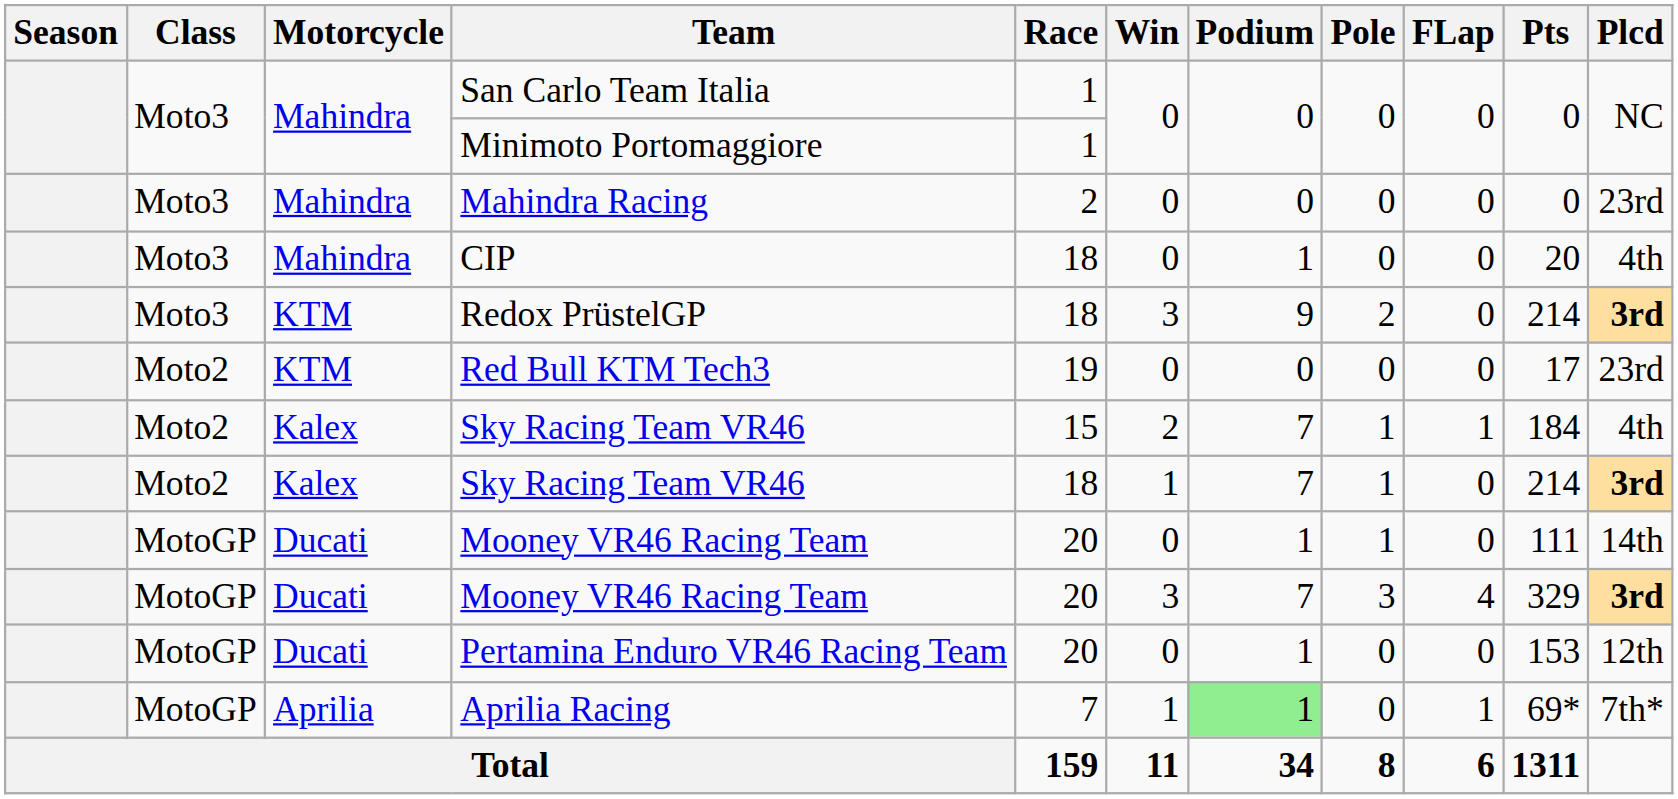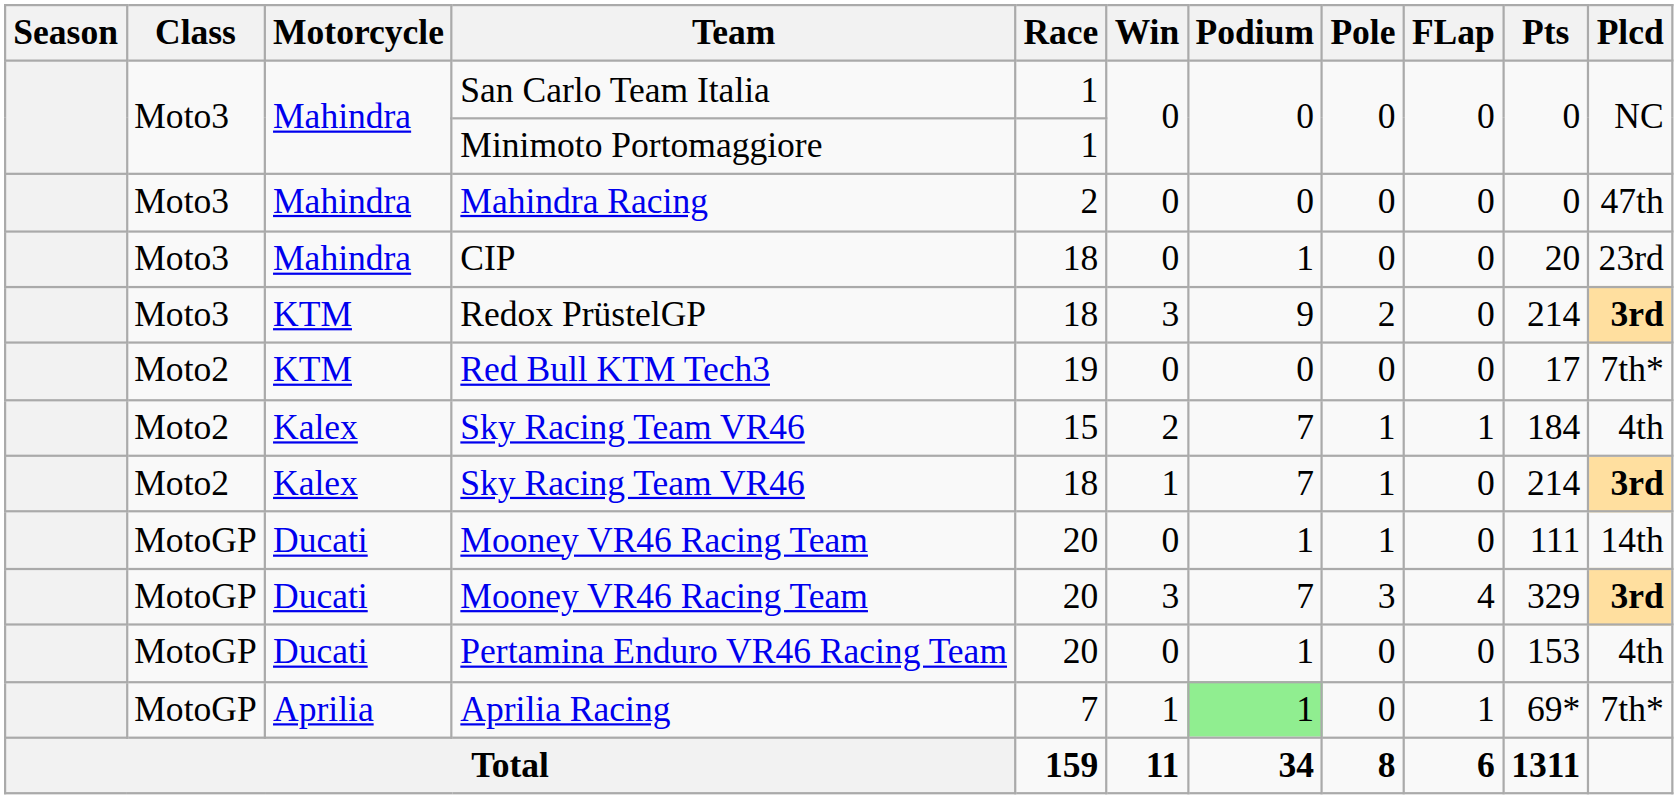(1631, 201) 23rd -> (1632, 201) 47th
(1641, 257) 4th -> (1631, 257) 23rd
(1631, 370) 23rd -> (1632, 370) 7th*
(1632, 652) 12th -> (1641, 652) 4th
